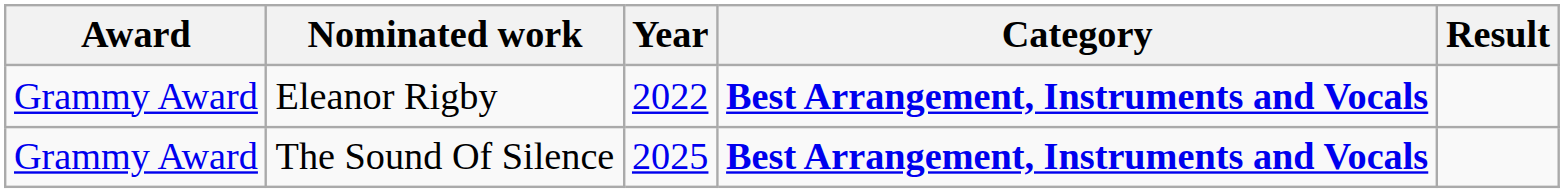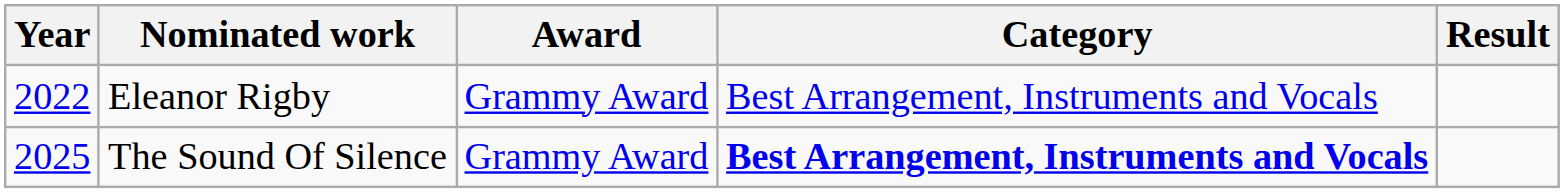columns swapped: (670, 34) <-> (136, 34)
(1077, 95) bold -> (1052, 95) normal
